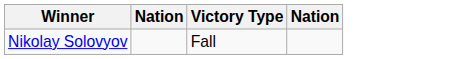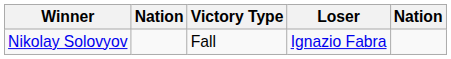+ column: (339, 16)
